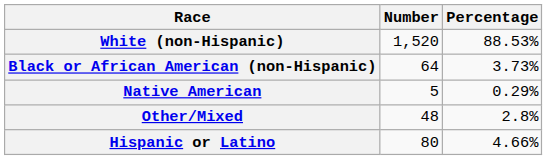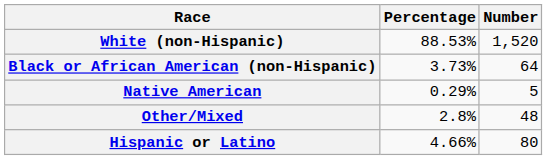columns swapped: (411, 17) <-> (492, 17)
